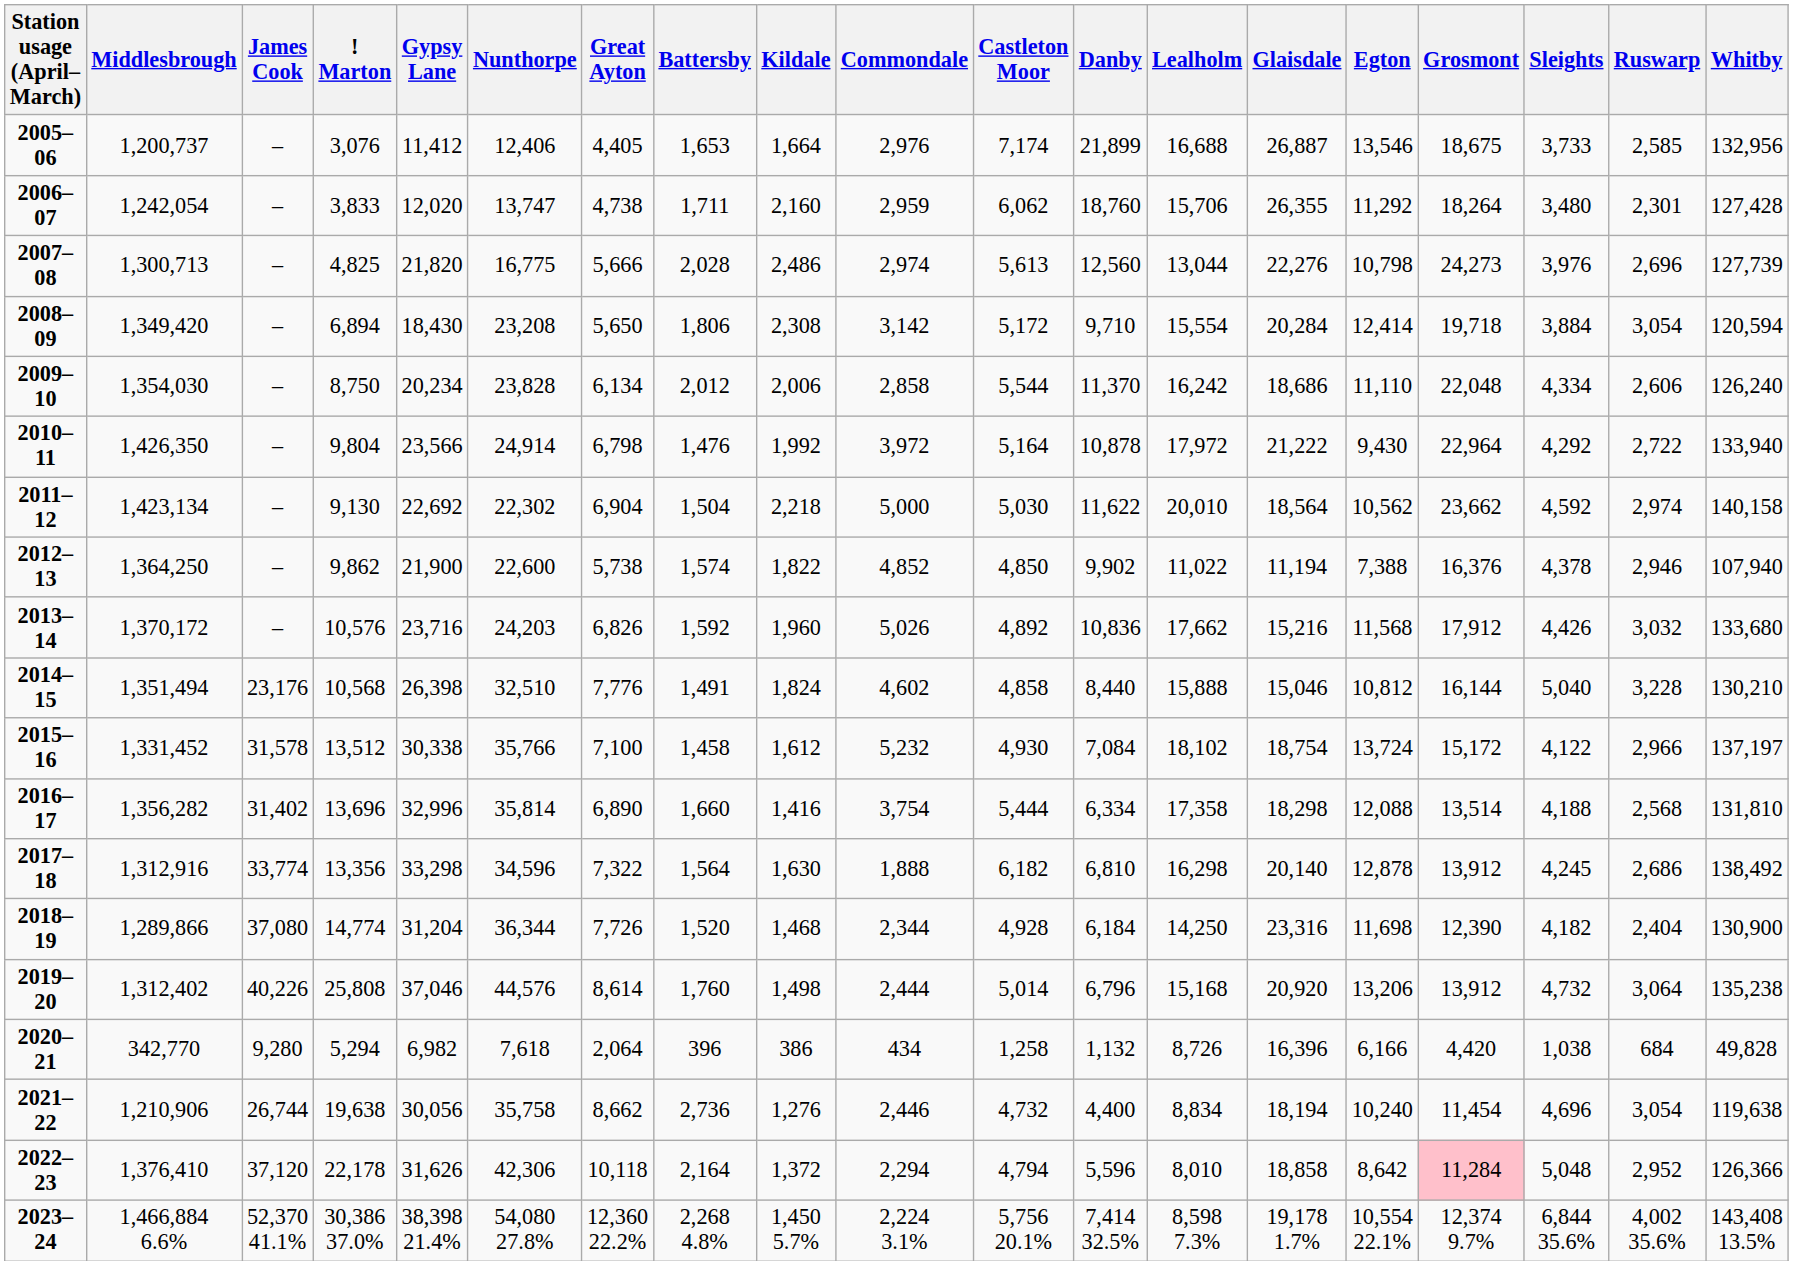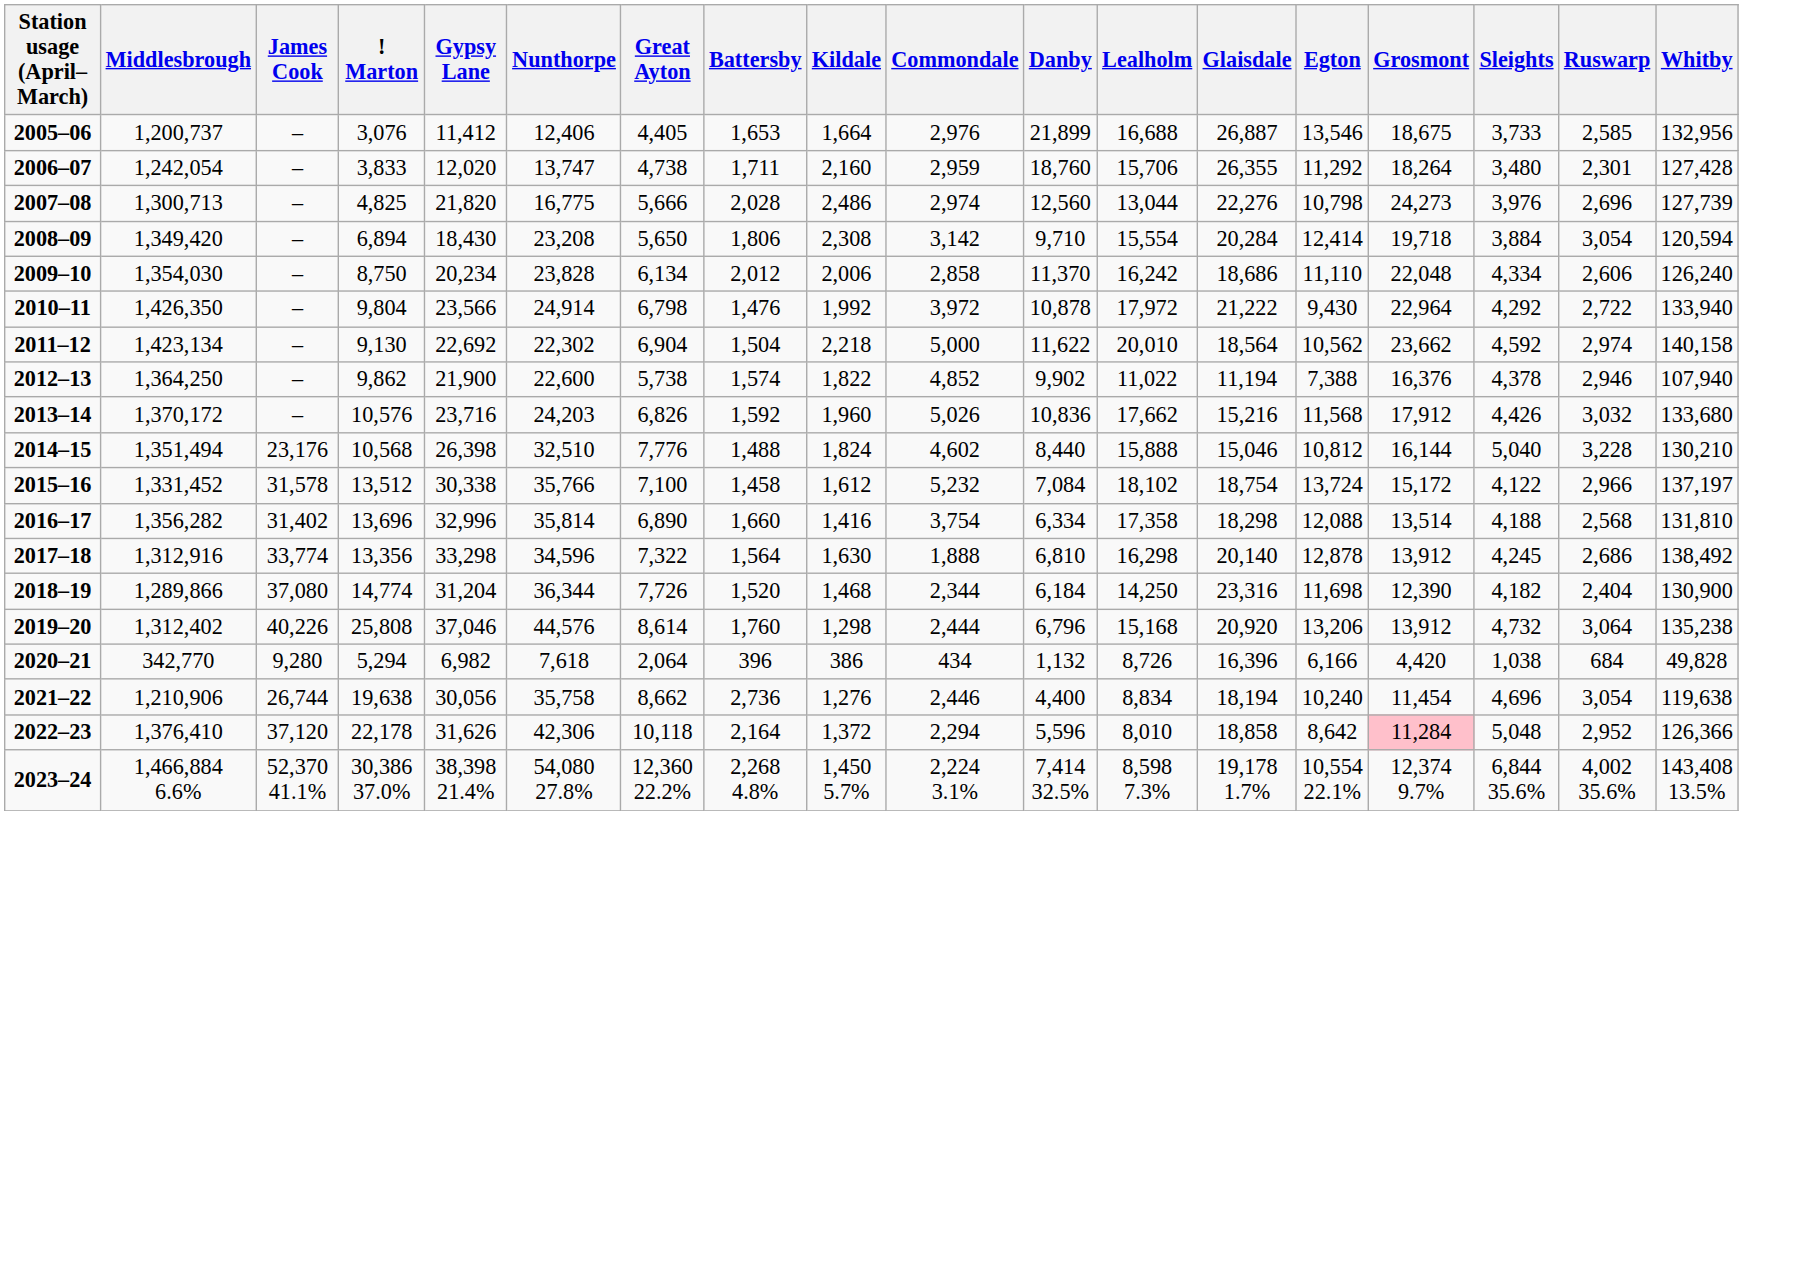- column: (1023, 59)
(705, 687) 1,491 -> (755, 449) 1,488
(796, 989) 1,498 -> (846, 626) 1,298
